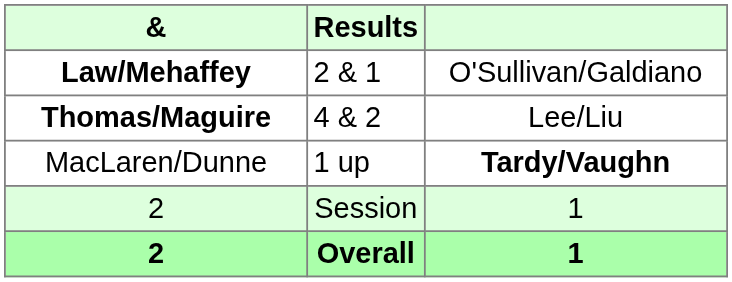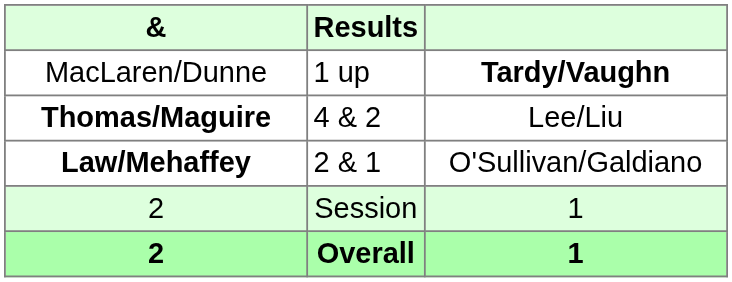rows swapped: (156, 72) <-> (156, 162)
